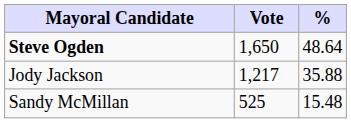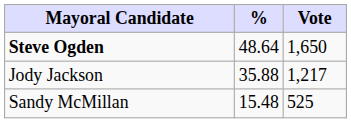columns swapped: (267, 18) <-> (323, 18)
